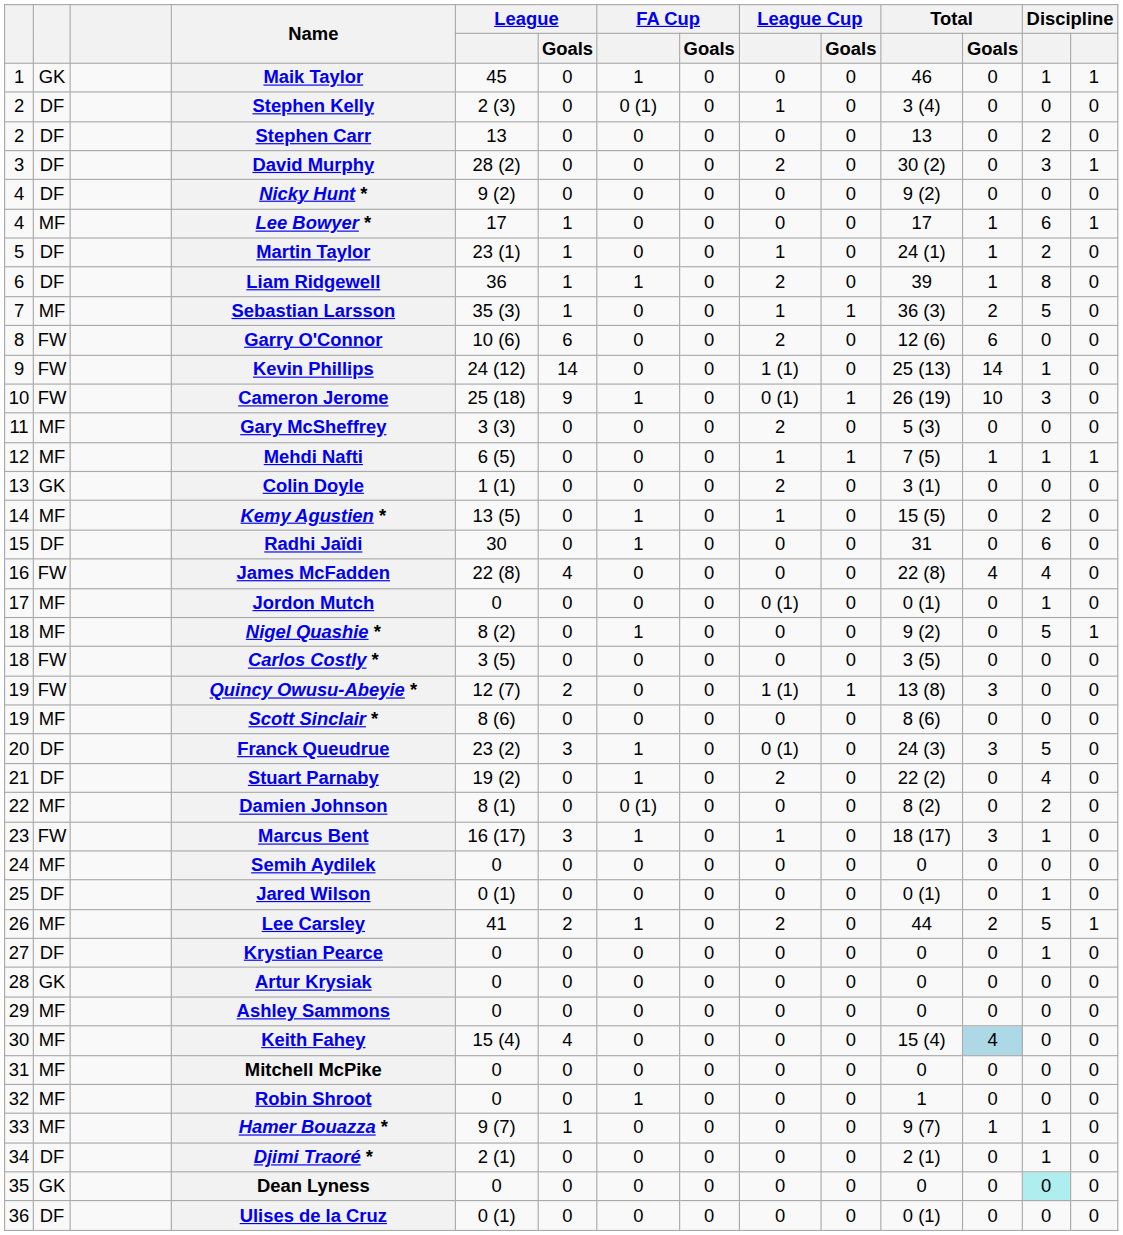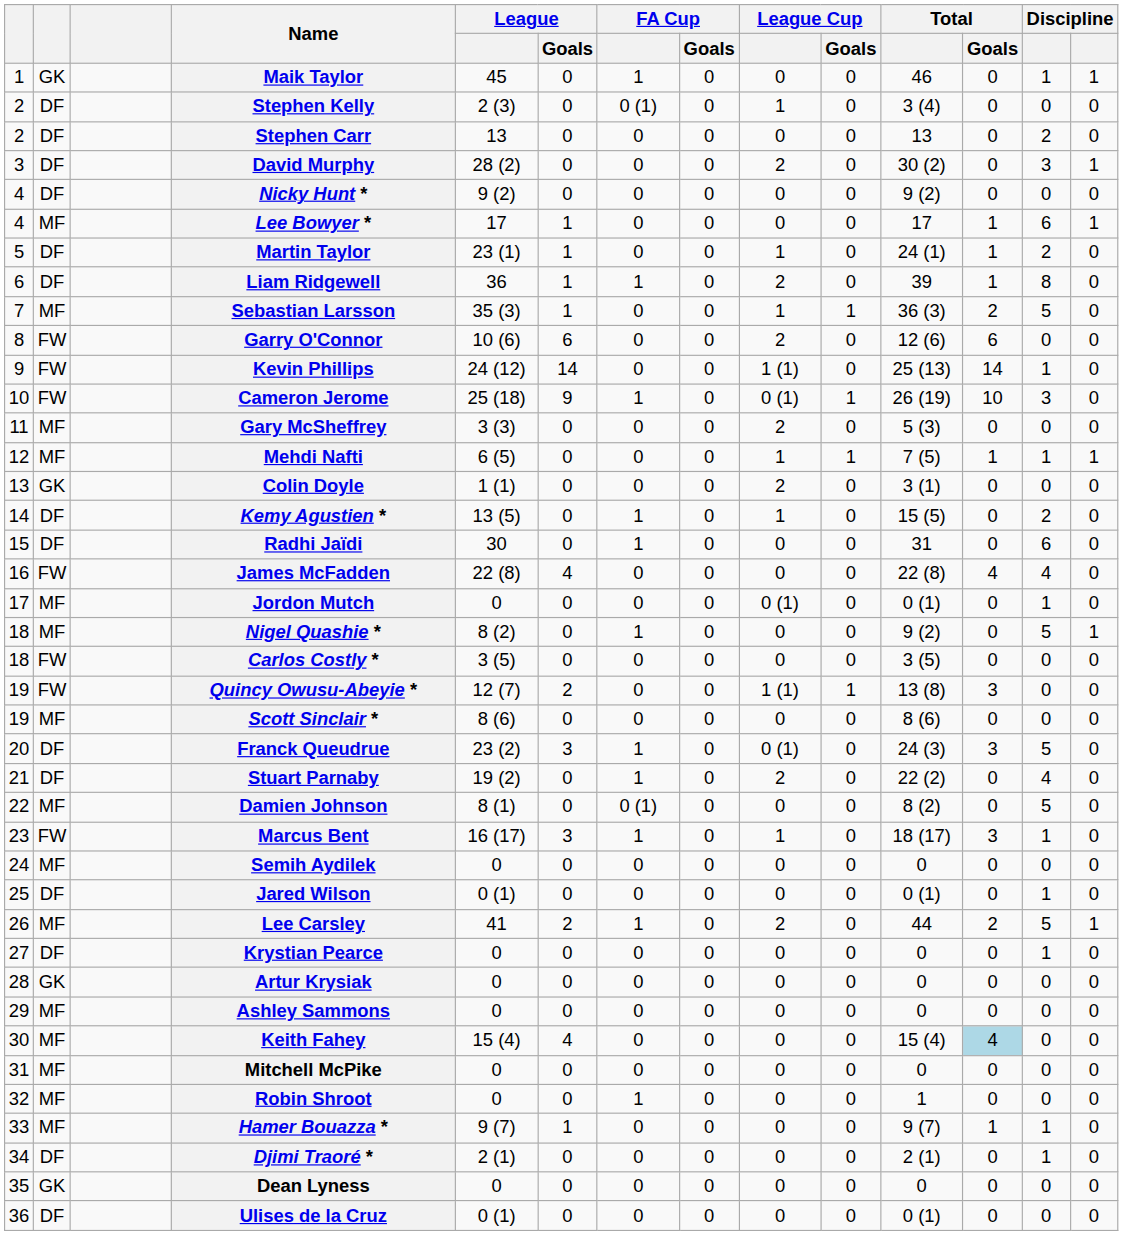(52, 515) MF -> (52, 515) DF
(1046, 806) 2 -> (1046, 806) 5
(1046, 1186) paleturquoise background -> (1046, 1186) no background
